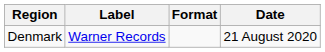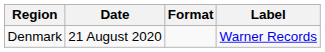columns swapped: (270, 15) <-> (117, 15)
